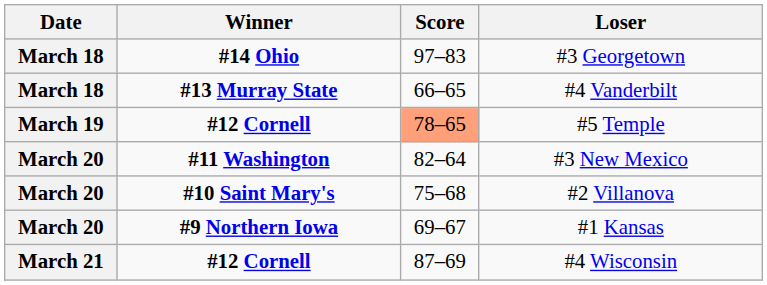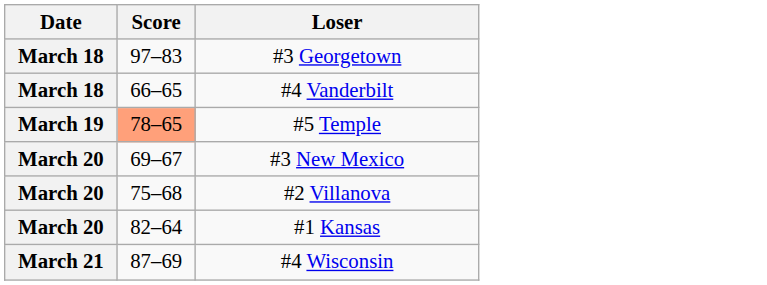- column: (259, 21)
(440, 159) 82–64 -> (156, 159) 69–67
(440, 227) 69–67 -> (156, 227) 82–64
